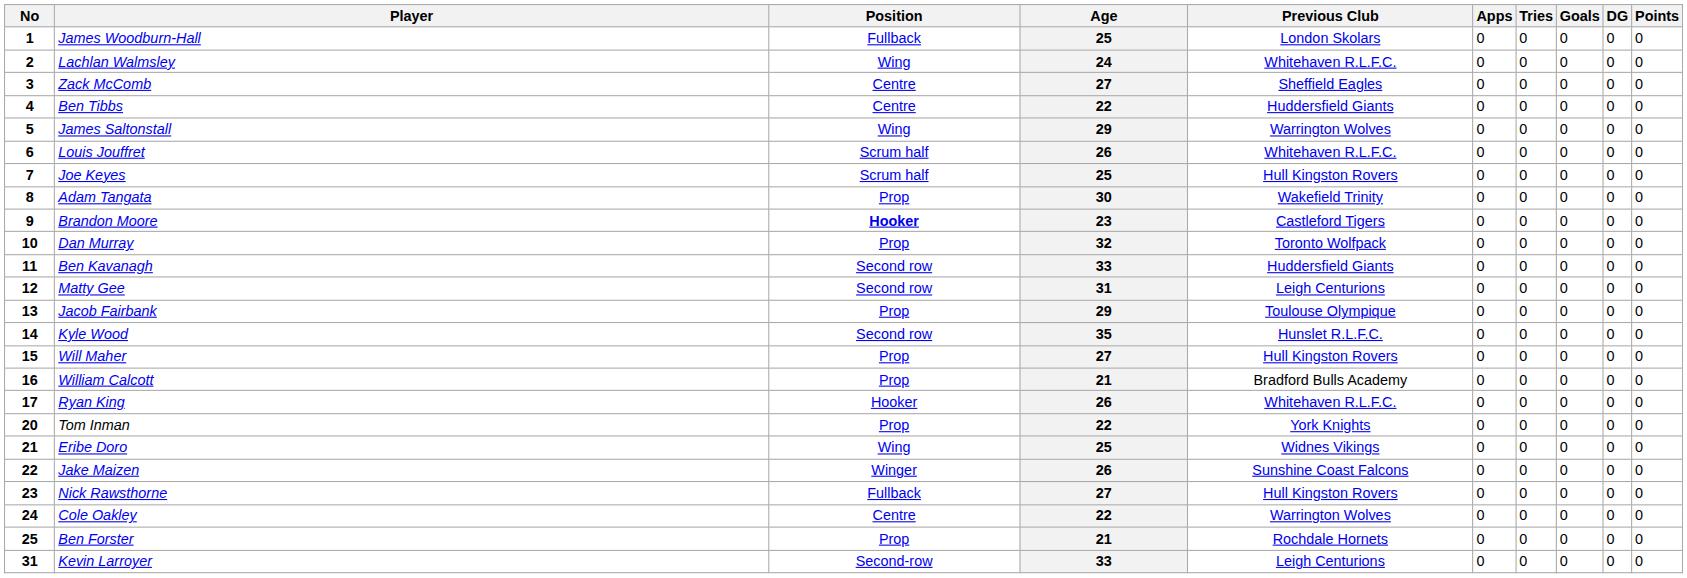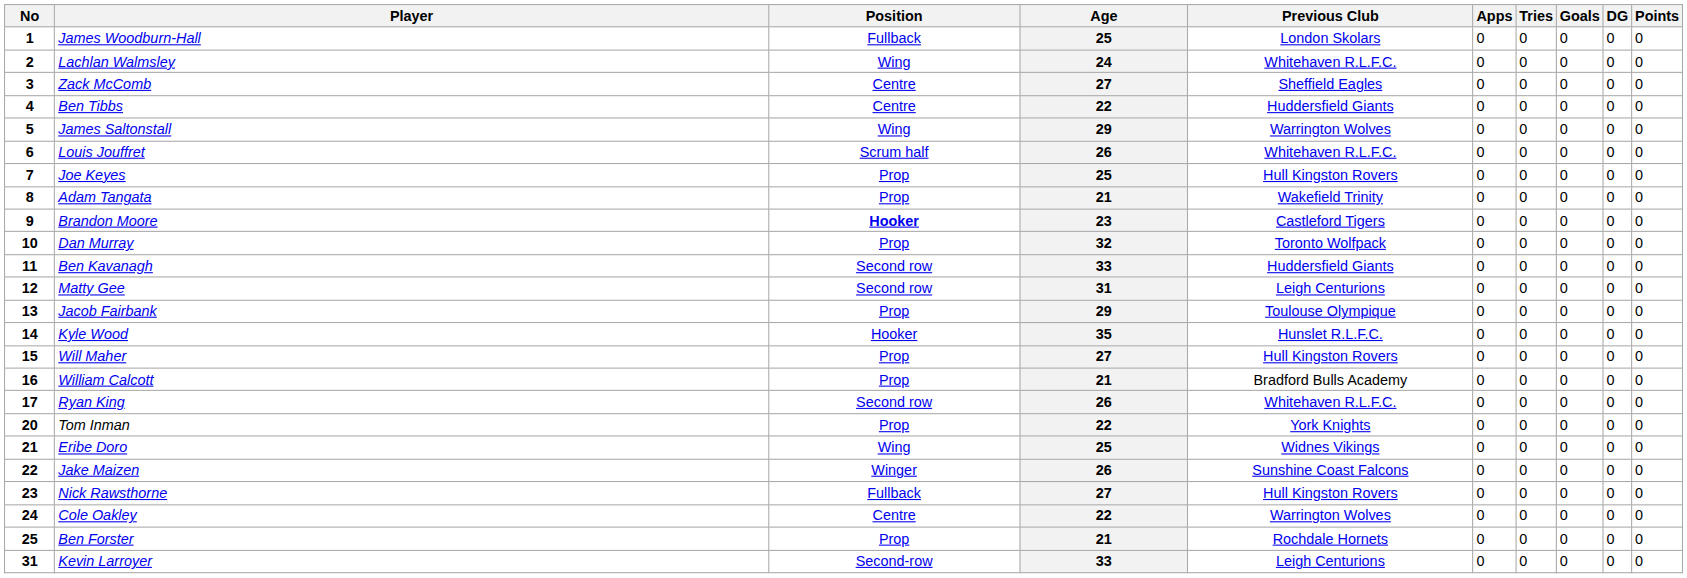(894, 175) Scrum half -> (894, 175) Prop
(1104, 197) 30 -> (1104, 197) 21
(894, 334) Second row -> (894, 334) Hooker
(894, 402) Hooker -> (894, 402) Second row
